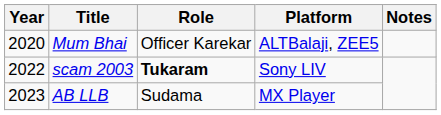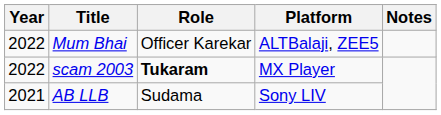(27, 43) 2020 -> (27, 43) 2022
(292, 69) Sony LIV -> (297, 69) MX Player
(27, 95) 2023 -> (27, 95) 2021
(297, 95) MX Player -> (292, 95) Sony LIV
